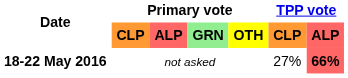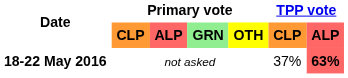(287, 61) 27% -> (287, 61) 37%
(325, 61) 66% -> (325, 61) 63%
